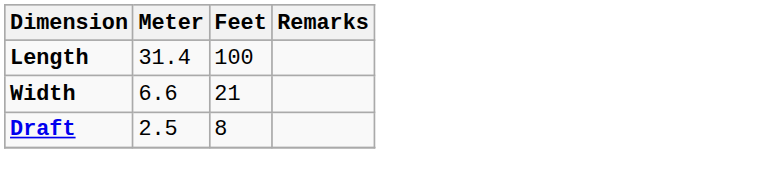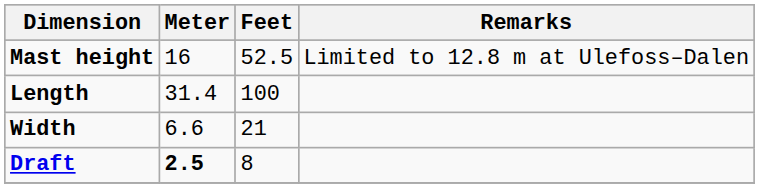+ row: (82, 58)
(158, 129) normal -> (184, 165) bold
